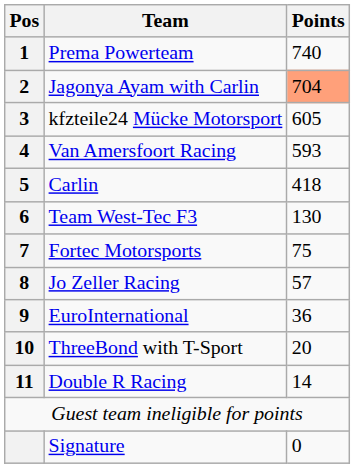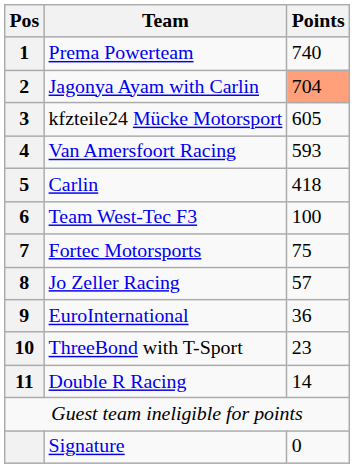(307, 217) 130 -> (307, 217) 100
(302, 348) 20 -> (302, 348) 23
